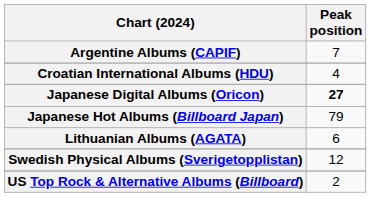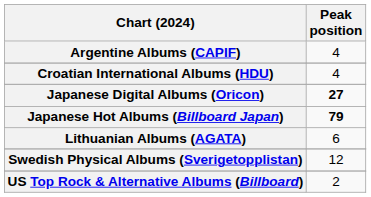(336, 52) 7 -> (336, 52) 4
(336, 116) normal -> (336, 116) bold
